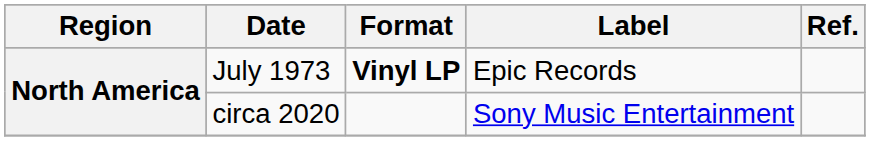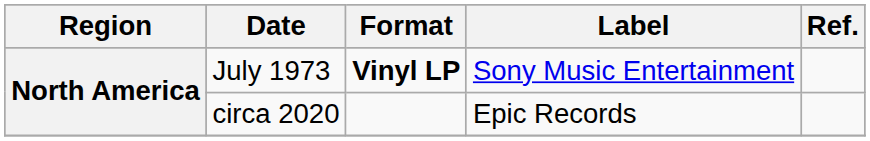(555, 69) Epic Records -> (634, 69) Sony Music Entertainment
(634, 113) Sony Music Entertainment -> (555, 113) Epic Records
